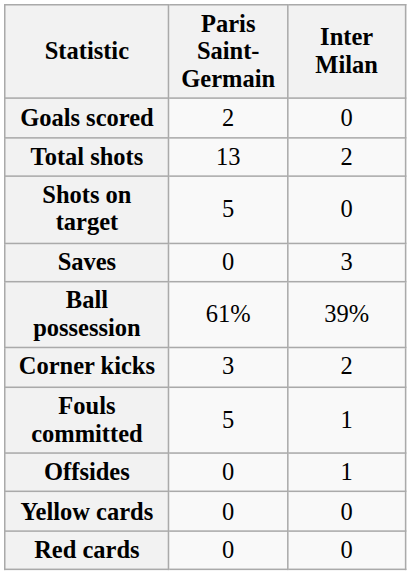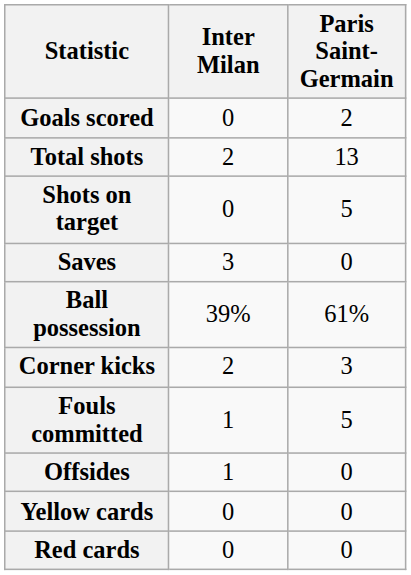columns swapped: (228, 51) <-> (347, 51)
